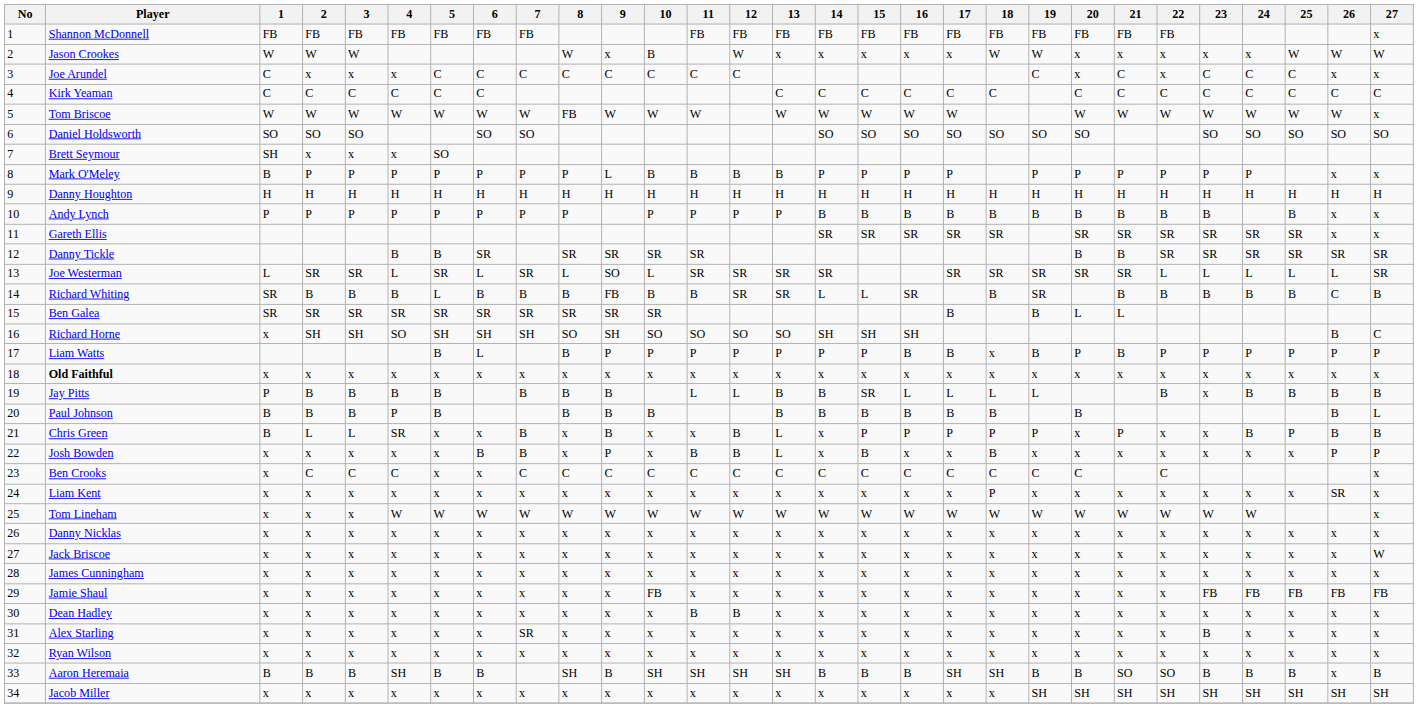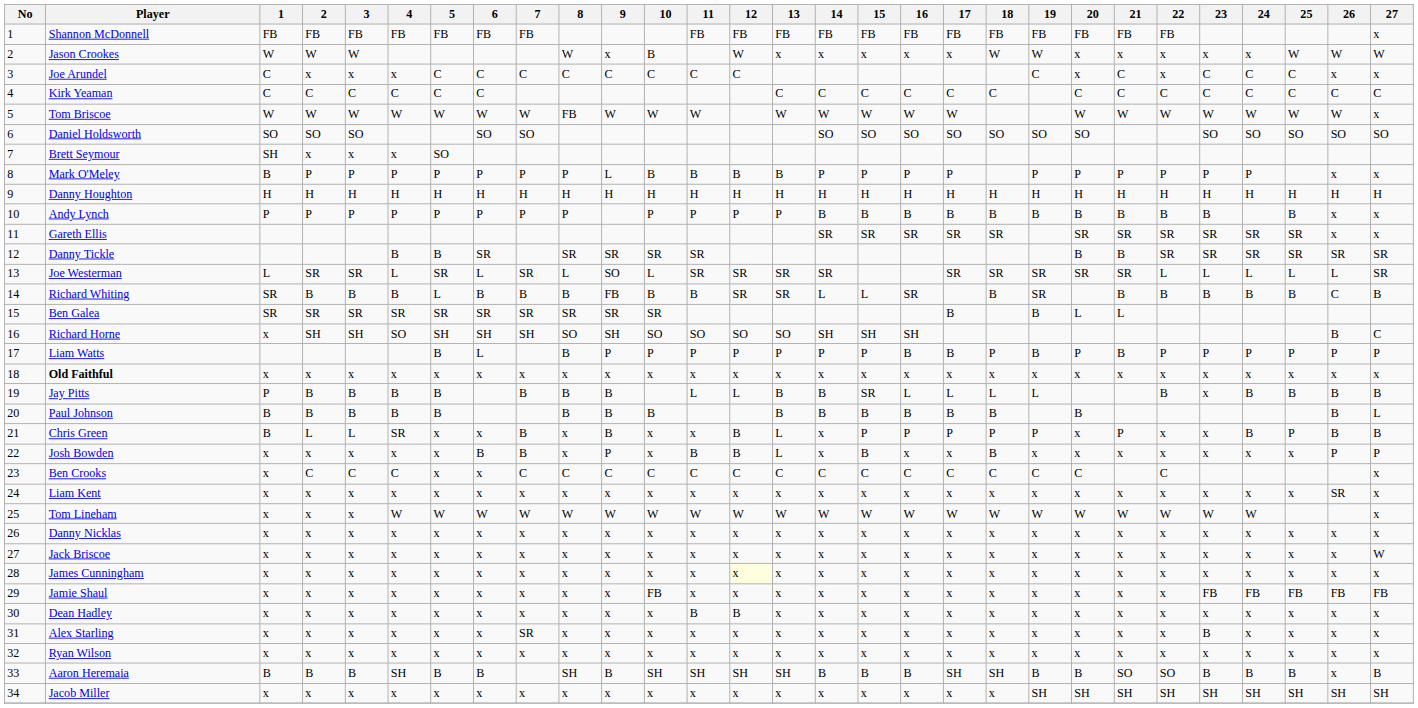(992, 353) x -> (992, 353) P
(394, 413) P -> (395, 413) B
(992, 493) P -> (992, 493) x
(736, 573) no background -> (736, 573) lightyellow background
